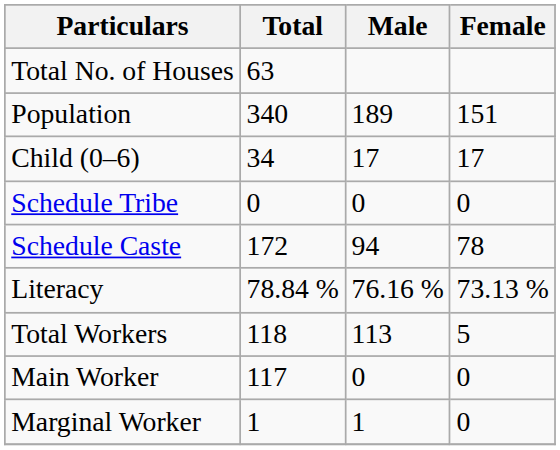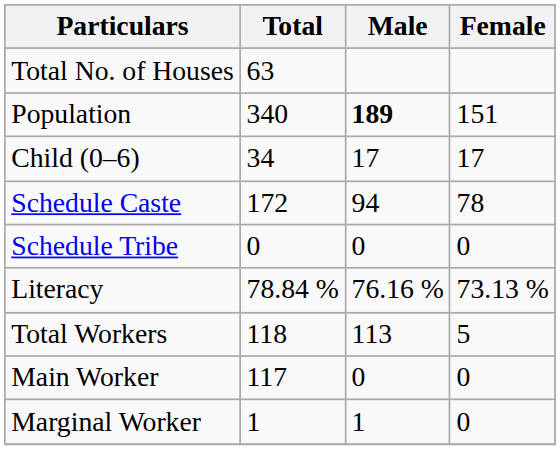(372, 114) normal -> (372, 114) bold
rows swapped: (96, 245) <-> (95, 202)
